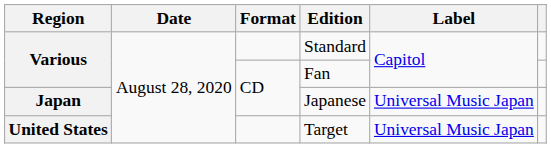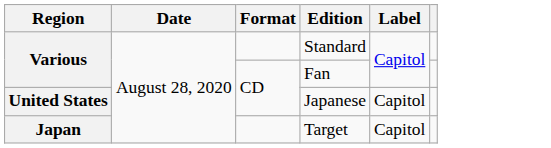(58, 101) Japan -> (58, 101) United States
(454, 101) Universal Music Japan -> (400, 101) Capitol
(58, 128) United States -> (58, 128) Japan
(454, 128) Universal Music Japan -> (400, 128) Capitol
